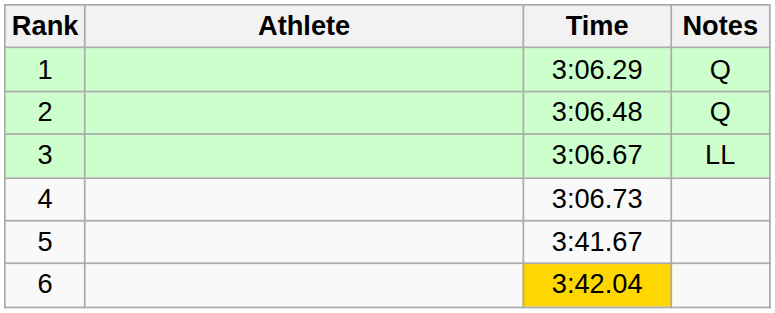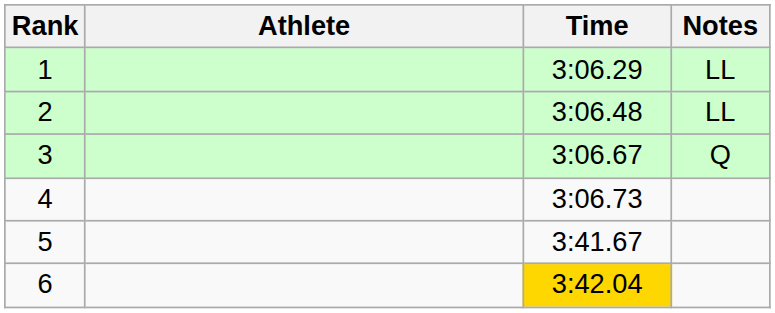(720, 69) Q -> (720, 69) LL
(720, 112) Q -> (720, 112) LL
(720, 155) LL -> (720, 155) Q
